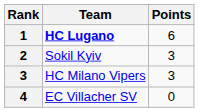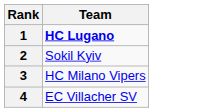- column: (171, 14)
